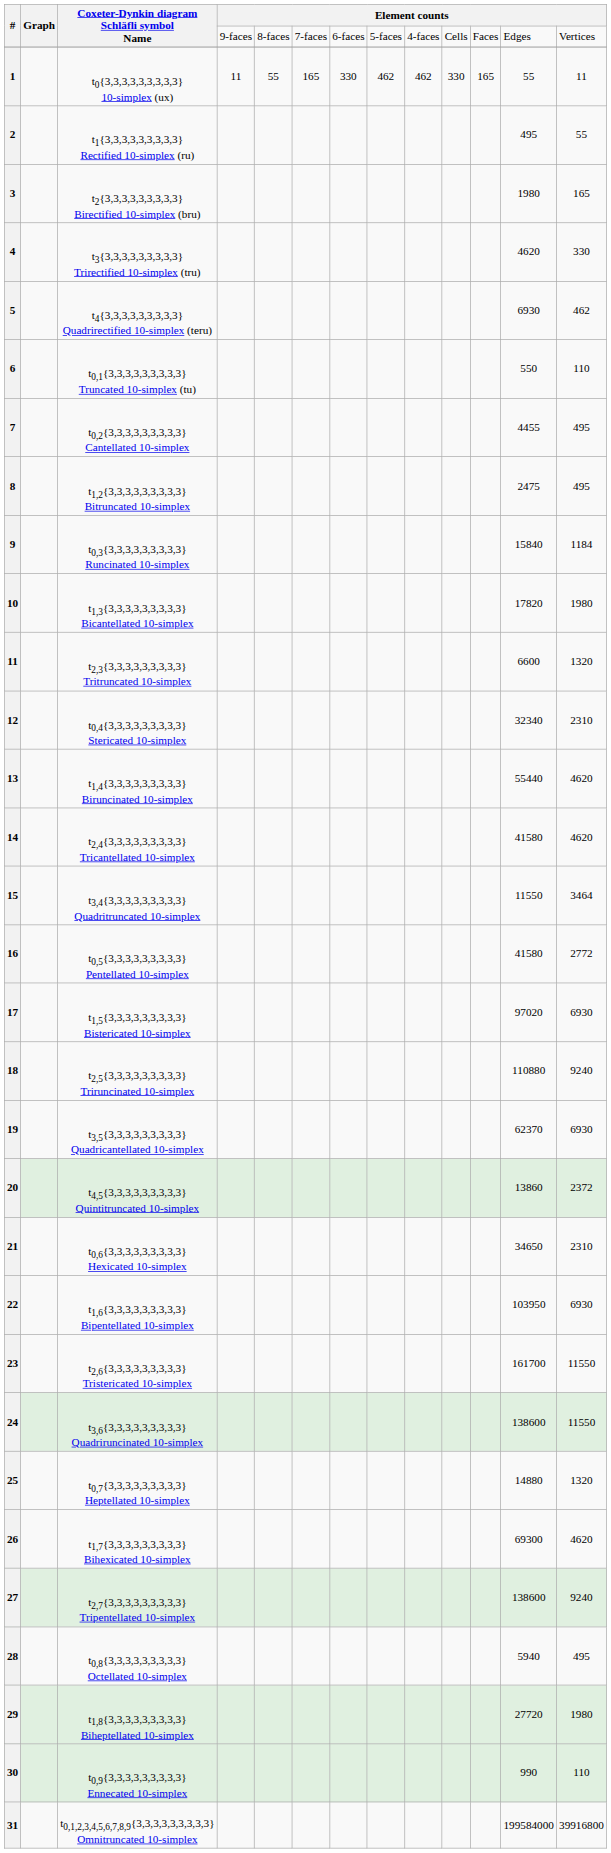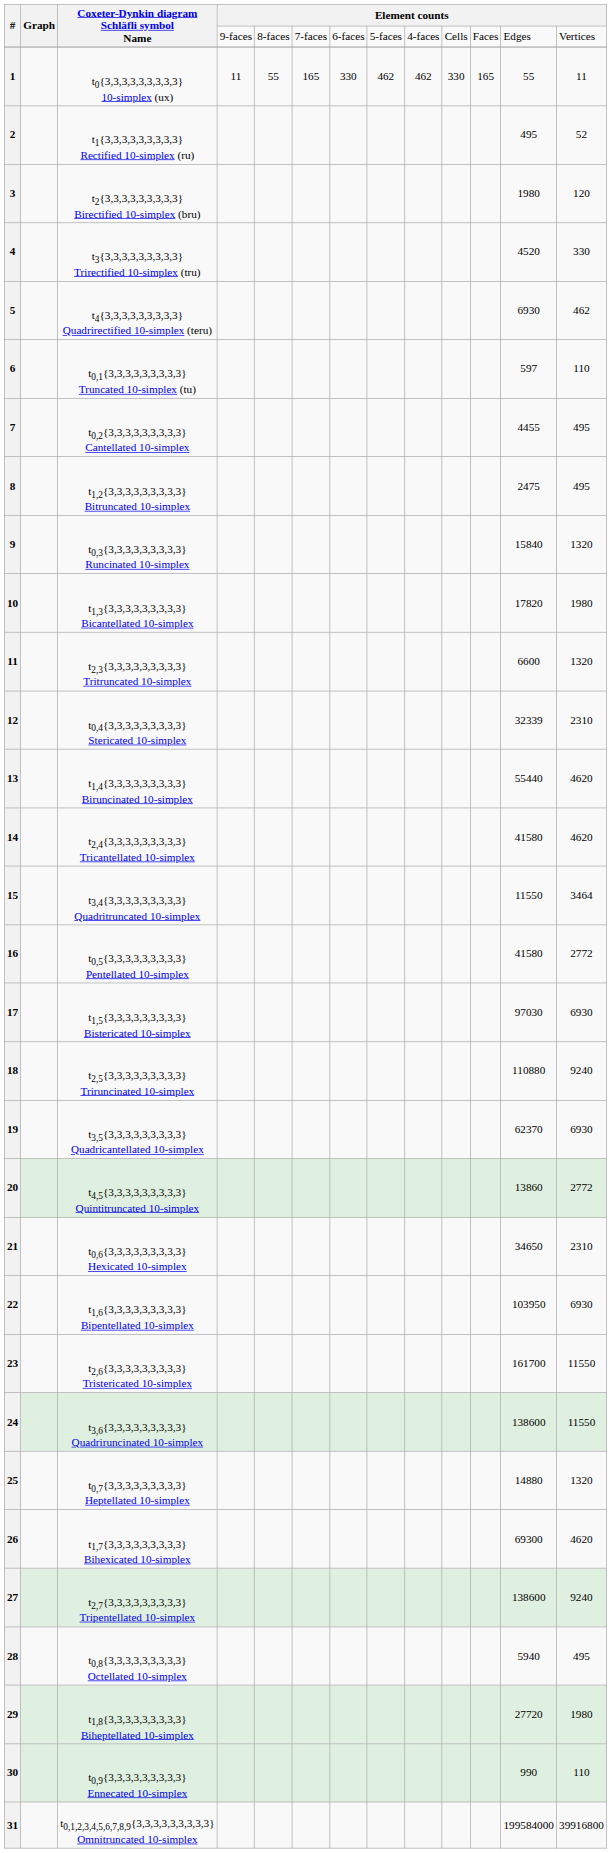(581, 135) 55 -> (581, 135) 52
(581, 193) 165 -> (581, 193) 120
(529, 252) 4620 -> (529, 252) 4520
(529, 369) 550 -> (529, 369) 597
(581, 544) 1184 -> (581, 544) 1320
(529, 720) 32340 -> (529, 720) 32339
(529, 1012) 97020 -> (529, 1012) 97030
(581, 1188) 2372 -> (581, 1188) 2772
